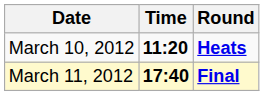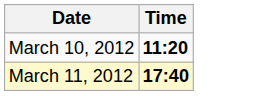- column: (226, 18)
